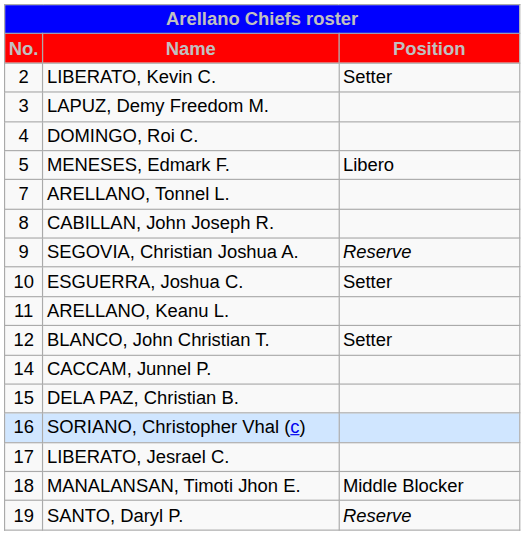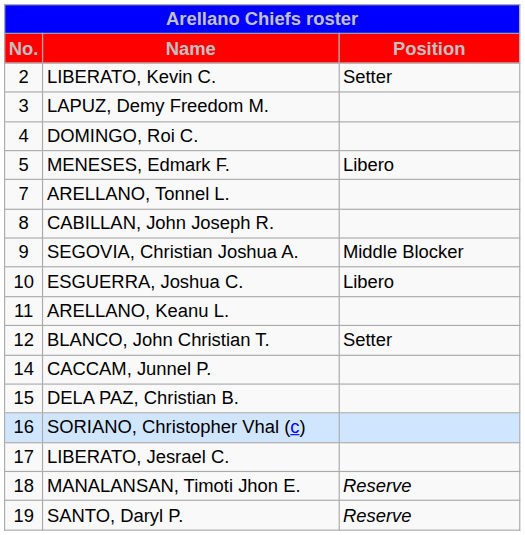(377, 252) Reserve -> (403, 252) Middle Blocker
(367, 281) Setter -> (369, 281) Libero
(403, 485) Middle Blocker -> (377, 485) Reserve
